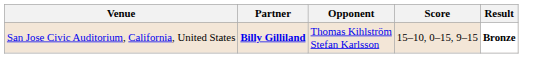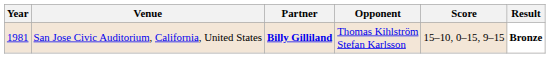+ column: (18, 13)
